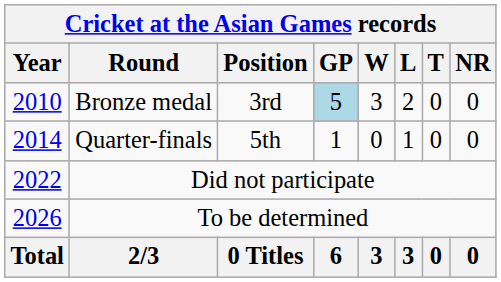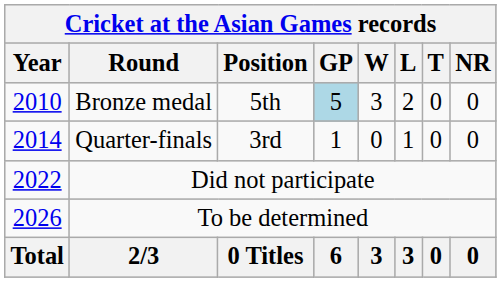(265, 101) 3rd -> (265, 101) 5th
(265, 140) 5th -> (265, 140) 3rd
